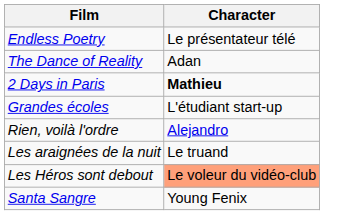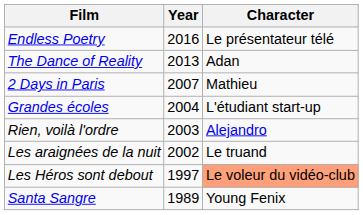+ column: (183, 15)
(195, 84) bold -> (232, 84) normal
